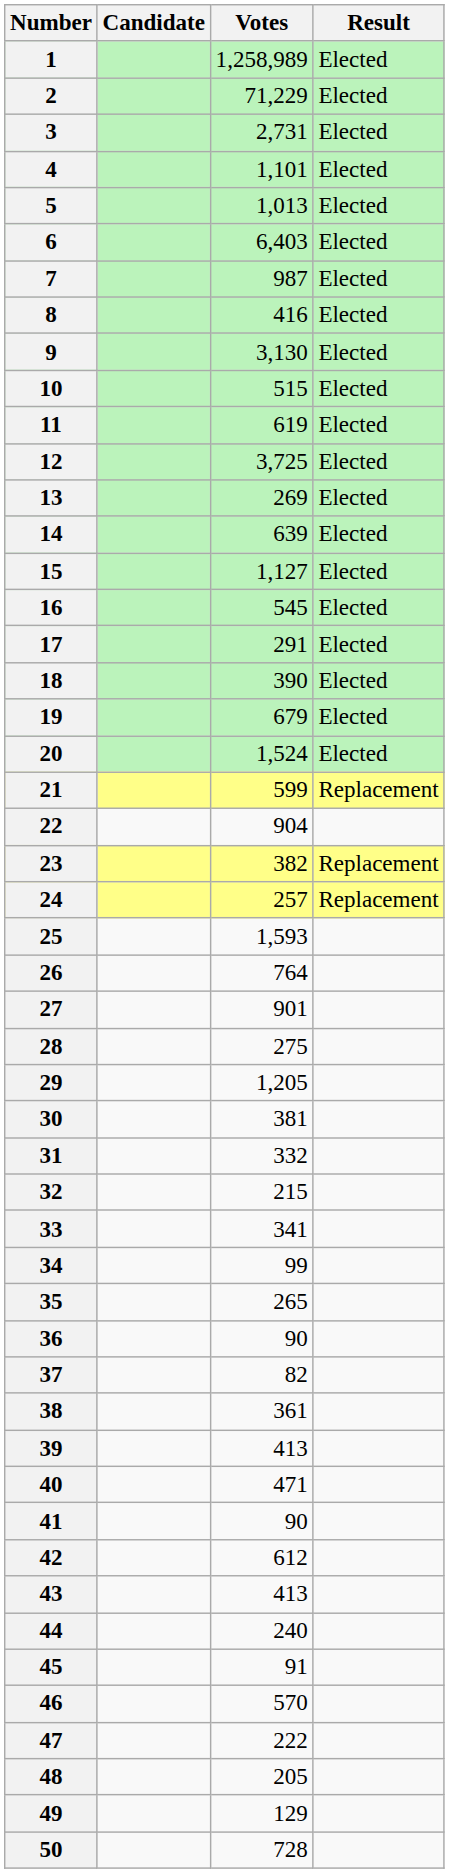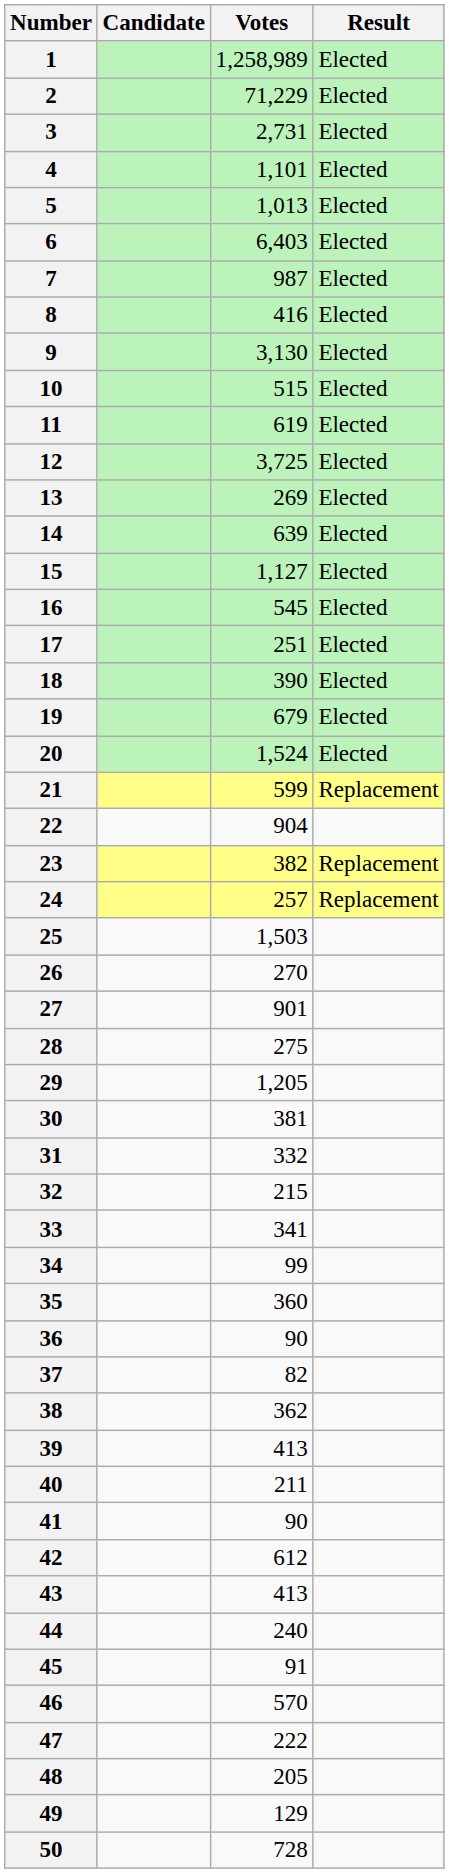(290, 643) 291 -> (290, 643) 251
(282, 936) 1,593 -> (282, 936) 1,503
(290, 972) 764 -> (290, 972) 270
(290, 1301) 265 -> (290, 1301) 360
(290, 1411) 361 -> (290, 1411) 362
(290, 1484) 471 -> (291, 1484) 211
